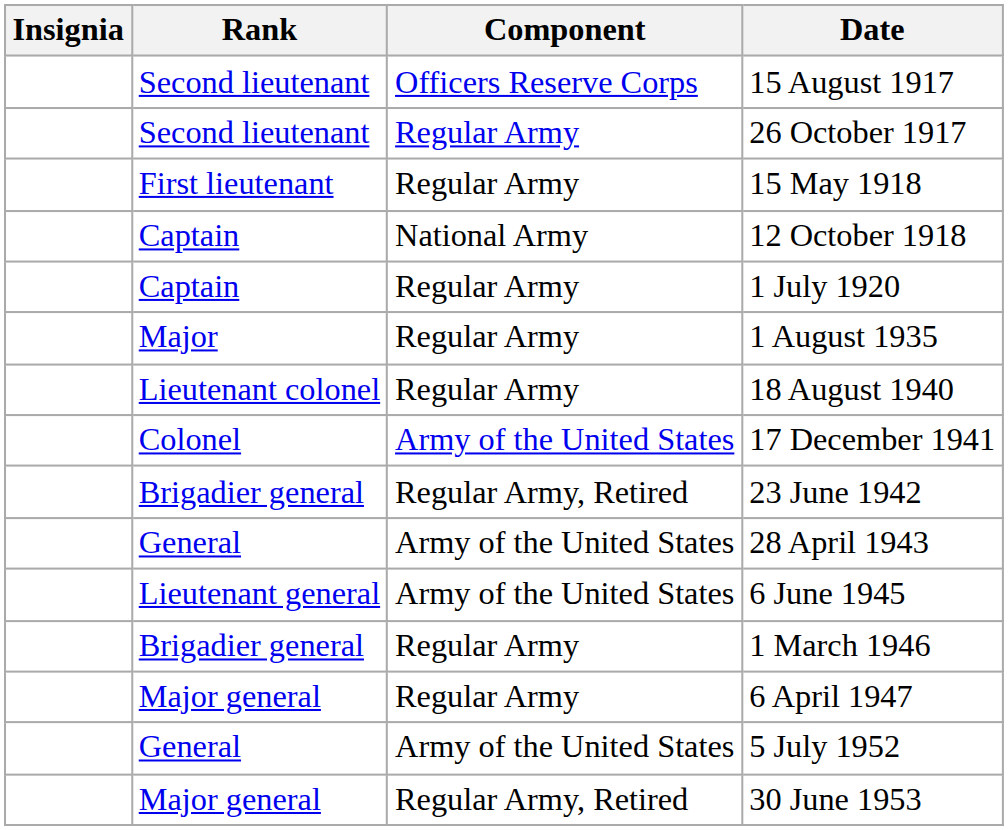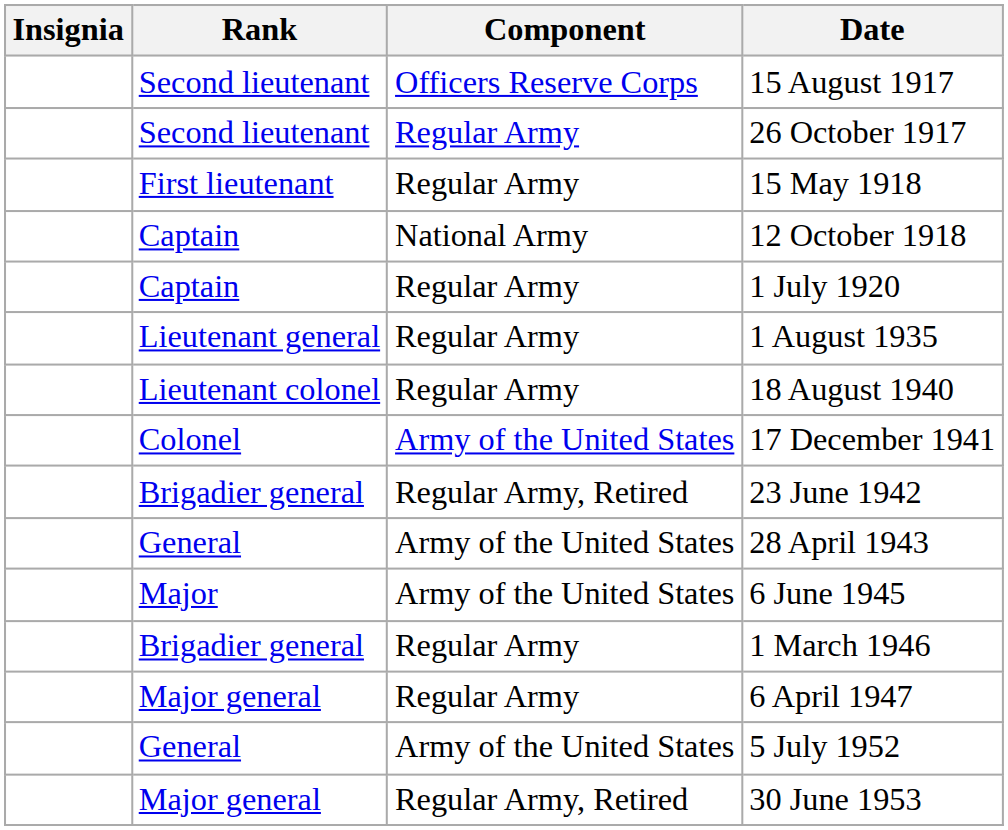(178, 337) Major -> (259, 337) Lieutenant general
(259, 593) Lieutenant general -> (178, 593) Major
